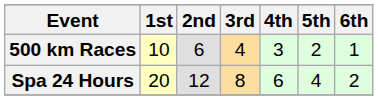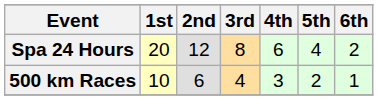rows swapped: (73, 50) <-> (73, 80)
